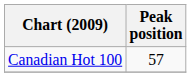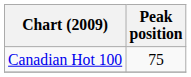(156, 59) 57 -> (156, 59) 75
